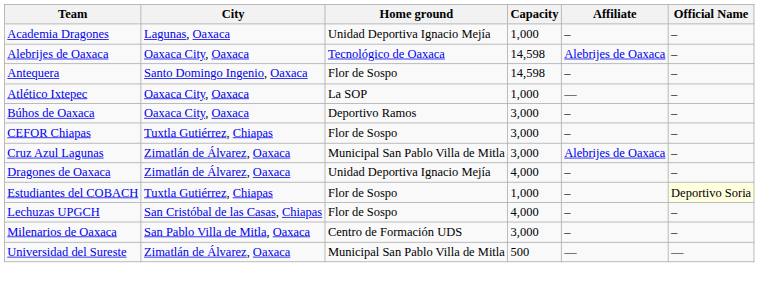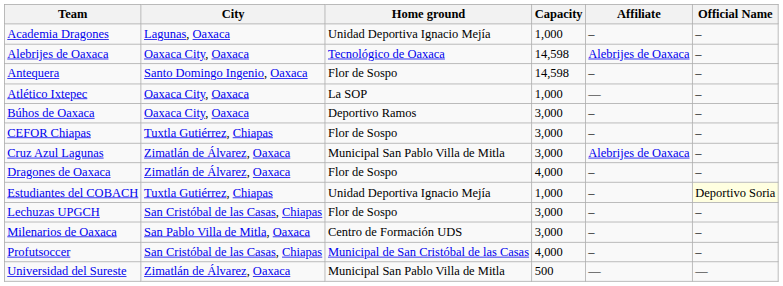(409, 172) Unidad Deportiva Ignacio Mejía -> (363, 172) Flor de Sospo
(363, 192) Flor de Sospo -> (409, 192) Unidad Deportiva Ignacio Mejía
(525, 212) 4,000 -> (549, 212) 3,000
+ row: (39, 251)
